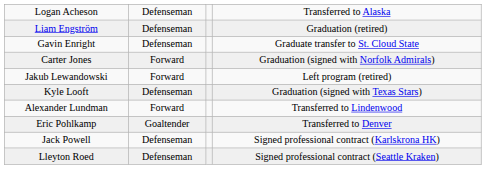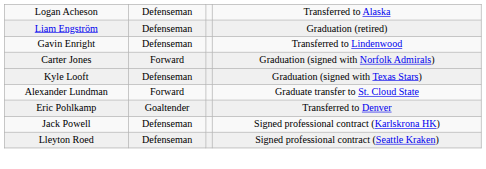(347, 44) Graduate transfer to St. Cloud State -> (347, 44) Transferred to Lindenwood
- row: (66, 76)
(347, 108) Transferred to Lindenwood -> (347, 92) Graduate transfer to St. Cloud State
